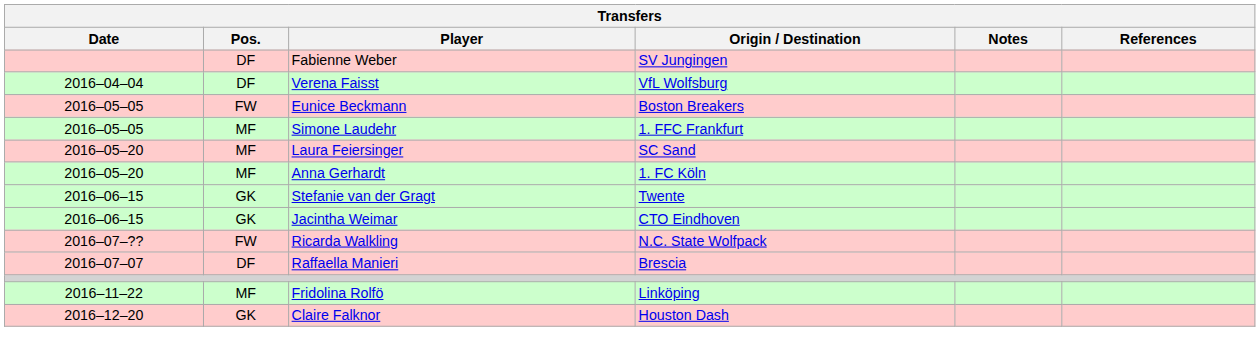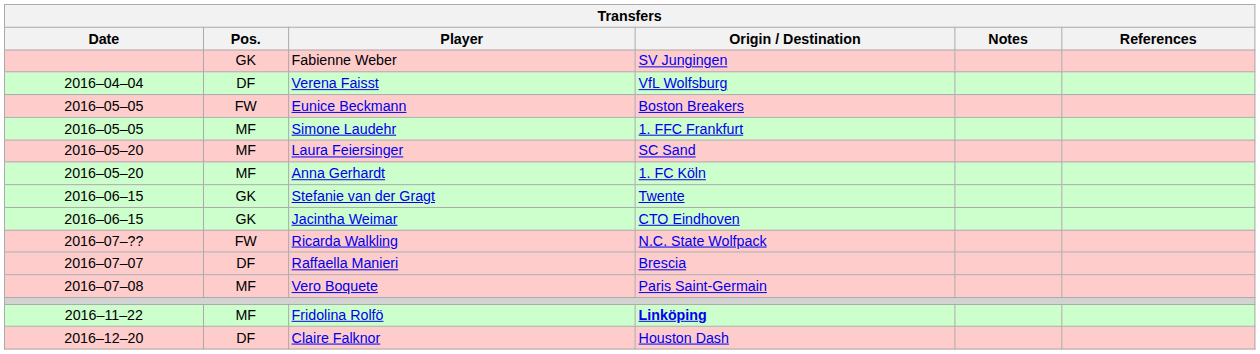(246, 61) DF -> (246, 61) GK
+ row: (335, 286)
(669, 293) normal -> (673, 316) bold
(246, 316) GK -> (246, 338) DF
